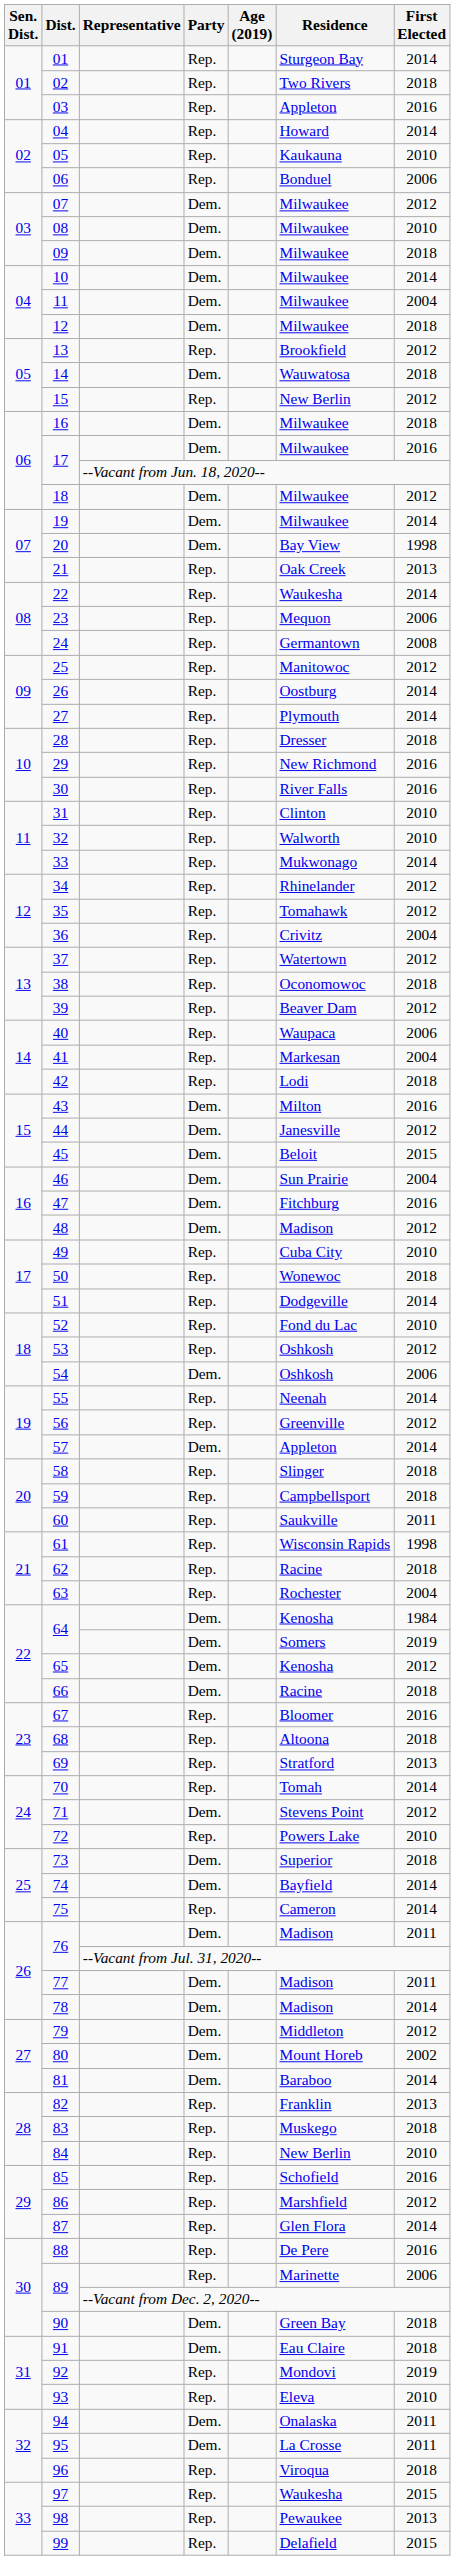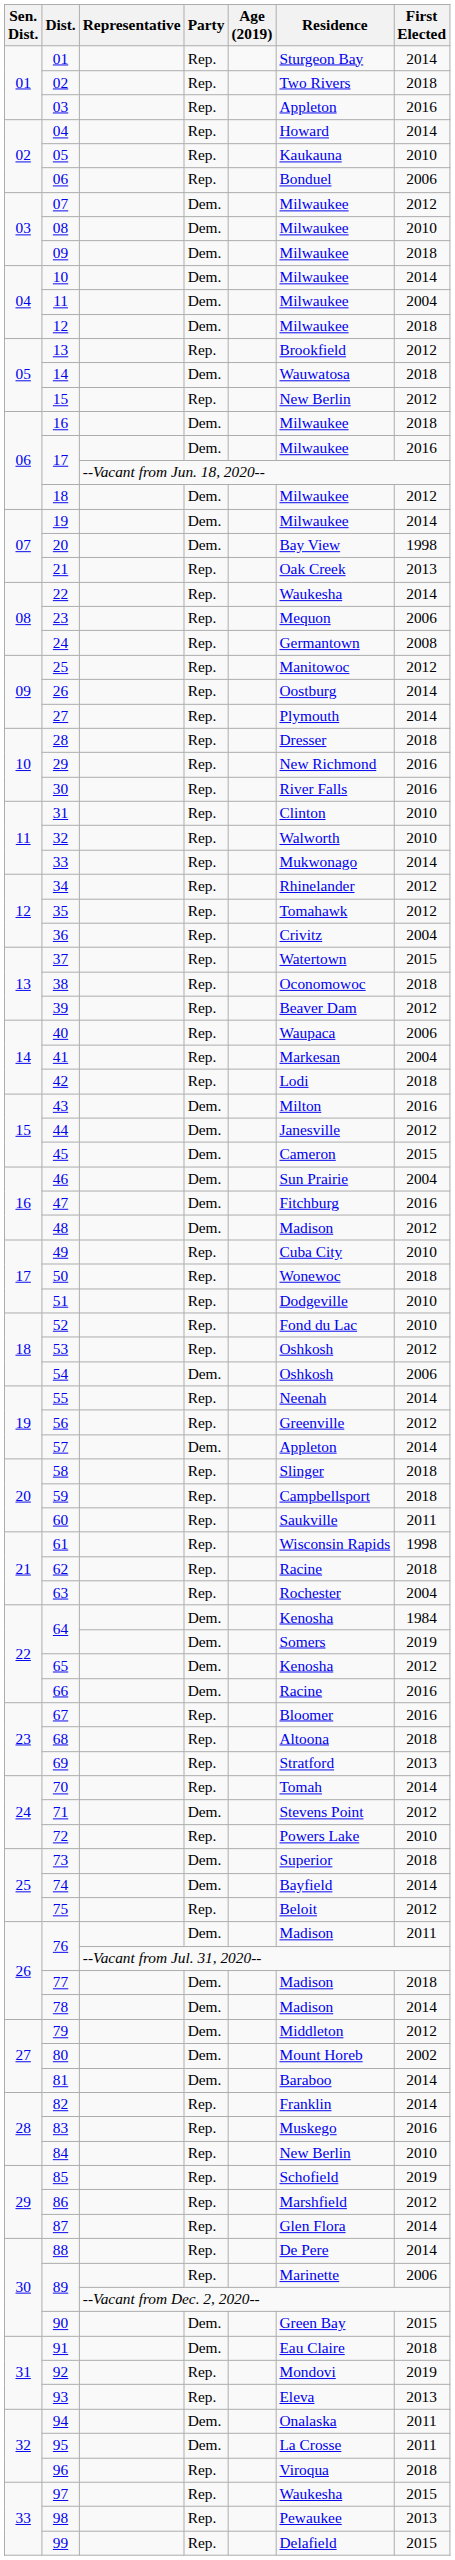(422, 959) 2012 -> (422, 959) 2015
(298, 1154) Beloit -> (308, 1154) Cameron
(422, 1300) 2014 -> (422, 1300) 2010
(422, 1690) 2018 -> (422, 1690) 2016
(308, 1909) Cameron -> (298, 1909) Beloit
(422, 1909) 2014 -> (422, 1909) 2012
(422, 1982) 2011 -> (422, 1982) 2018
(422, 2104) 2013 -> (422, 2104) 2014
(422, 2128) 2018 -> (422, 2128) 2016
(422, 2177) 2016 -> (422, 2177) 2019
(422, 2250) 2016 -> (422, 2250) 2014
(422, 2323) 2018 -> (422, 2323) 2015
(422, 2396) 2010 -> (422, 2396) 2013
